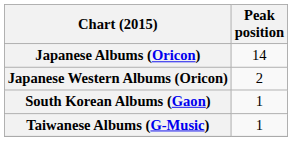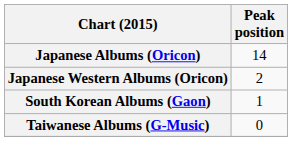(259, 124) 1 -> (259, 124) 0
